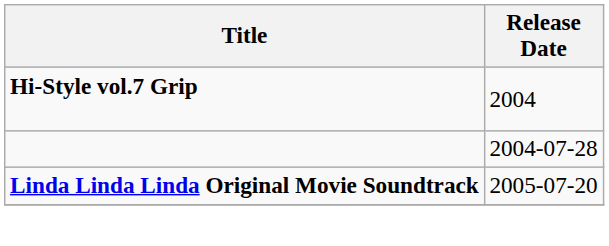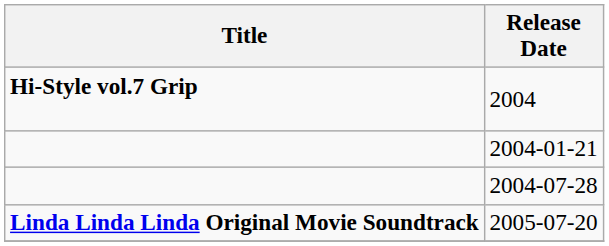+ row: (544, 148)
